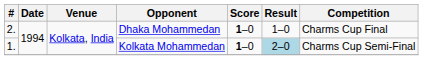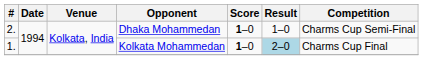(345, 30) Charms Cup Final -> (359, 30) Charms Cup Semi-Final
(359, 47) Charms Cup Semi-Final -> (345, 47) Charms Cup Final
